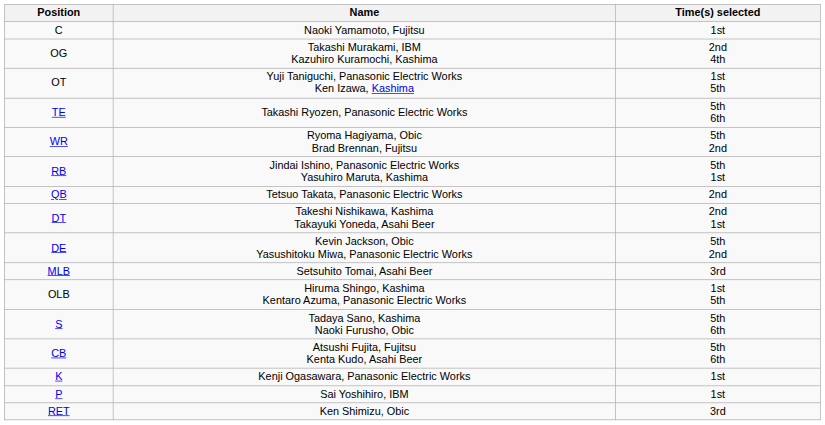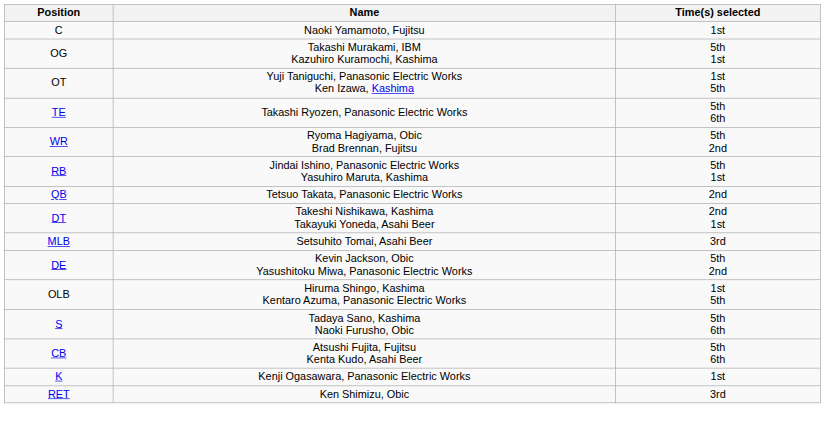(718, 53) 2nd 4th -> (718, 53) 5th 1st
rows swapped: (59, 247) <-> (59, 271)
- row: (59, 394)
